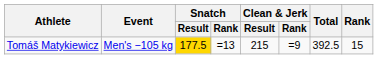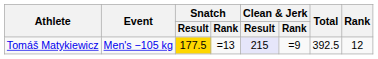(260, 46) no background -> (260, 46) lavender background
(357, 46) 15 -> (357, 46) 12
